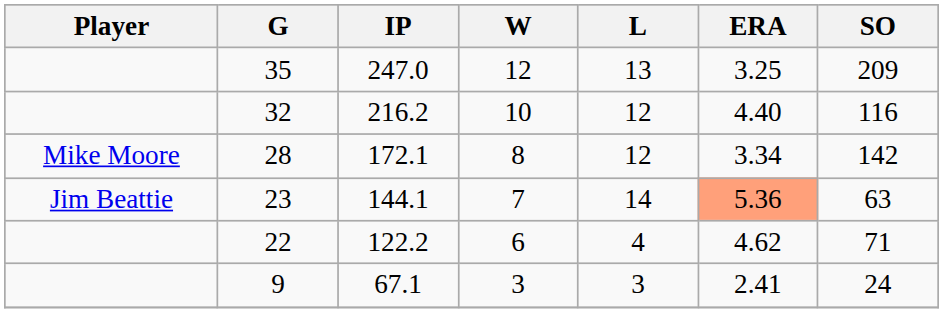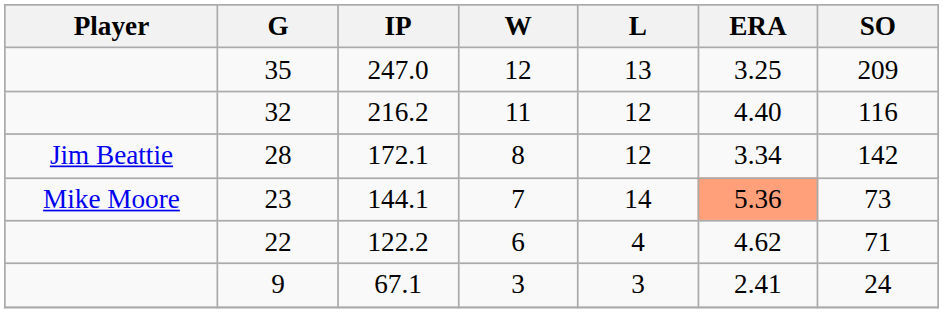(518, 112) 10 -> (518, 112) 11
(111, 155) Mike Moore -> (111, 155) Jim Beattie
(111, 198) Jim Beattie -> (111, 198) Mike Moore
(878, 198) 63 -> (878, 198) 73
